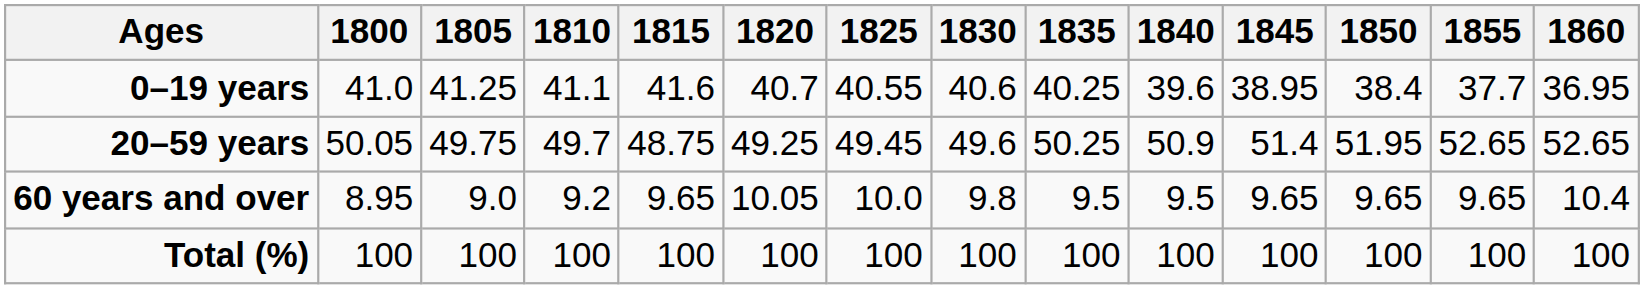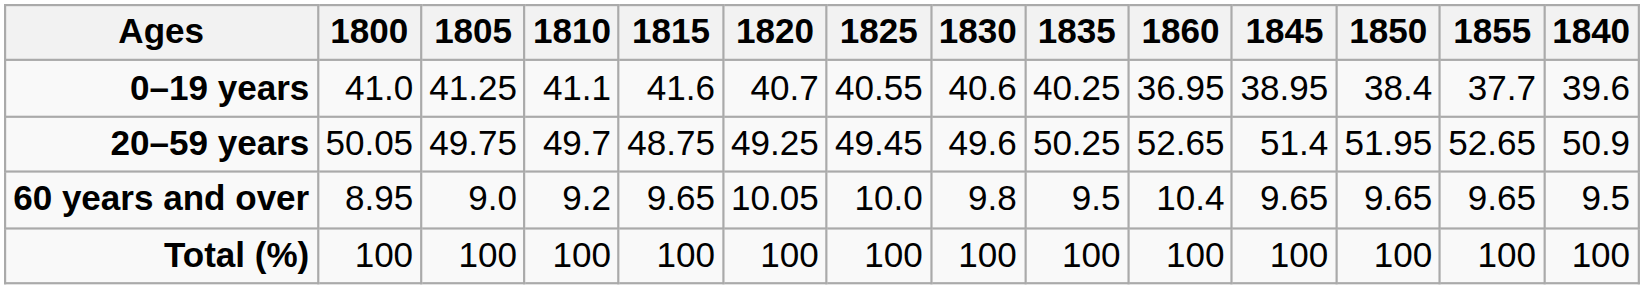columns swapped: (1176, 32) <-> (1586, 32)
